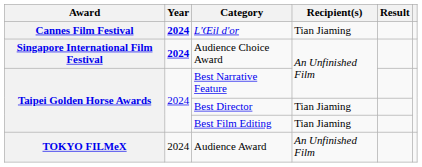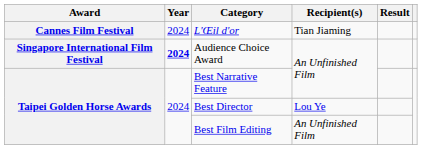(178, 30) bold -> (178, 30) normal
(323, 106) Tian Jiaming -> (310, 106) Lou Ye
(323, 123) Tian Jiaming -> (326, 130) An Unfinished Film
- row: (230, 147)
